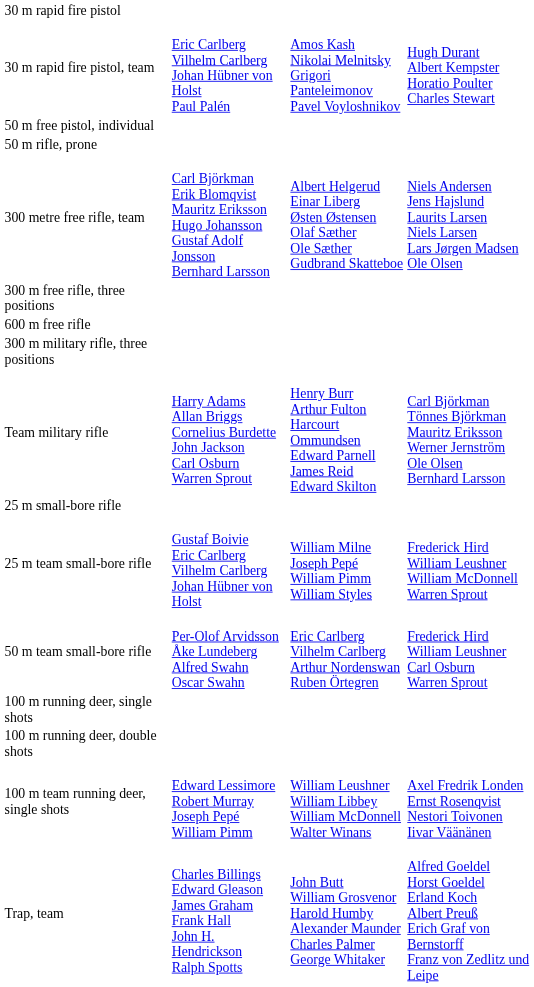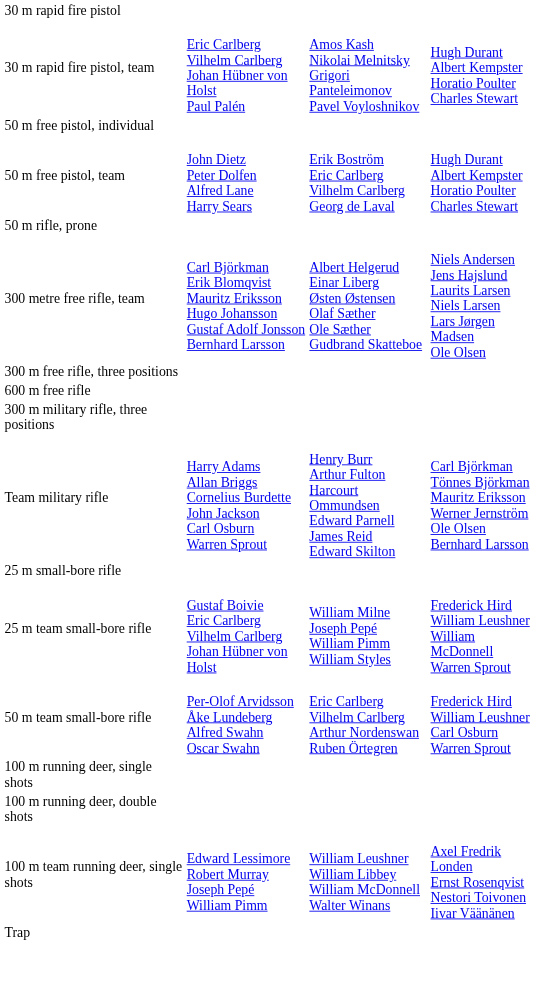+ row: (65, 175)
+ row: (17, 932)
- row: (34, 913)
